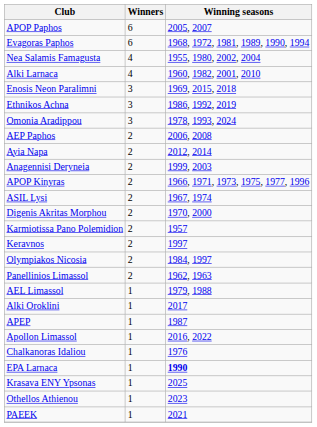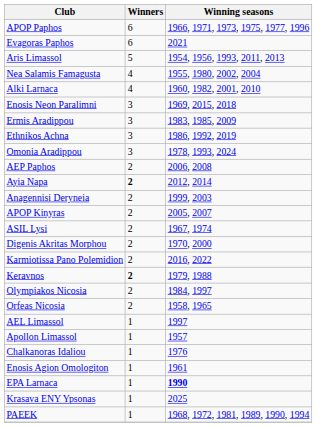(190, 27) 2005, 2007 -> (239, 27) 1966, 1971, 1973, 1975, 1977, 1996
(239, 43) 1968, 1972, 1981, 1989, 1990, 1994 -> (178, 43) 2021
+ row: (34, 58)
+ row: (40, 120)
(130, 151) normal -> (130, 182) bold
(239, 182) 1966, 1971, 1973, 1975, 1977, 1996 -> (190, 213) 2005, 2007
(178, 228) 1957 -> (190, 259) 2016, 2022
(130, 244) normal -> (130, 275) bold
(178, 244) 1997 -> (190, 275) 1979, 1988
+ row: (36, 306)
- row: (47, 275)
(190, 290) 1979, 1988 -> (178, 321) 1997
- row: (33, 306)
- row: (18, 321)
(190, 337) 2016, 2022 -> (178, 337) 1957
+ row: (58, 368)
- row: (42, 399)
(178, 414) 2021 -> (239, 414) 1968, 1972, 1981, 1989, 1990, 1994
